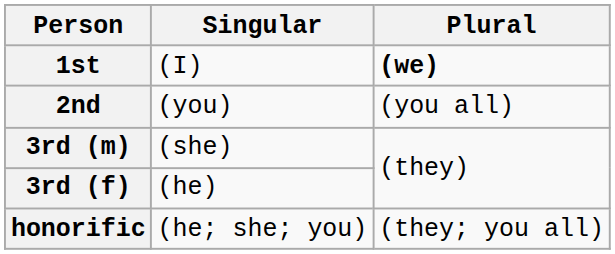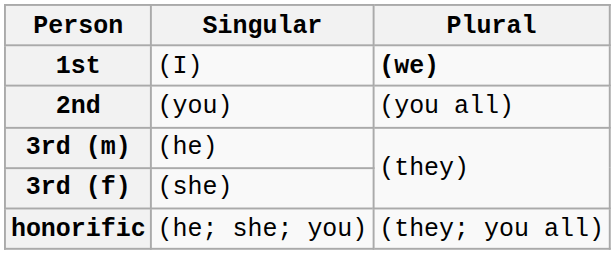(195, 147) (she) -> (188, 147) (he)
(188, 188) (he) -> (195, 188) (she)
